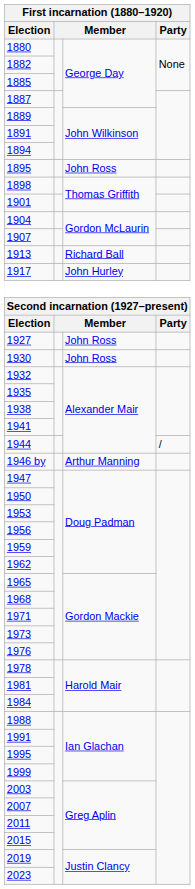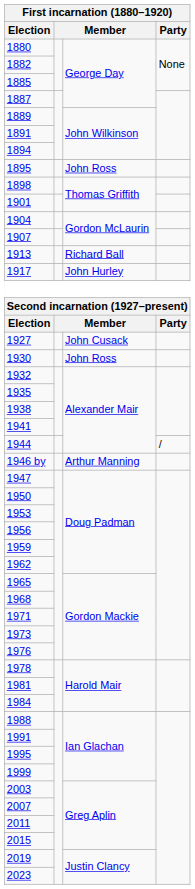(91, 340) John Ross -> (97, 340) John Cusack
